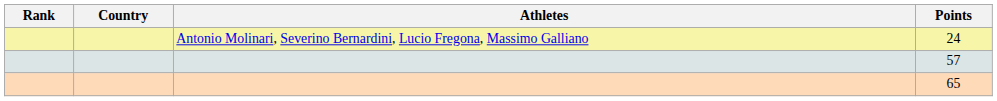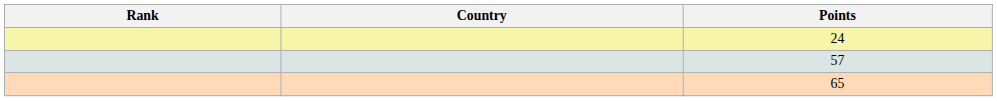- column: (544, 16)
